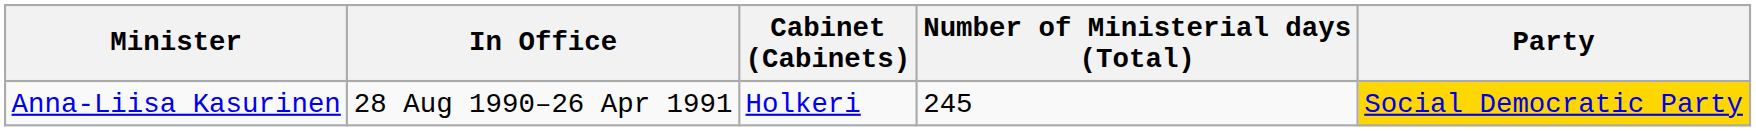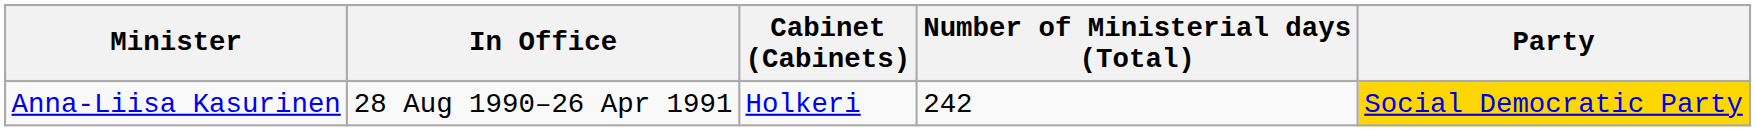(948, 104) 245 -> (948, 104) 242
